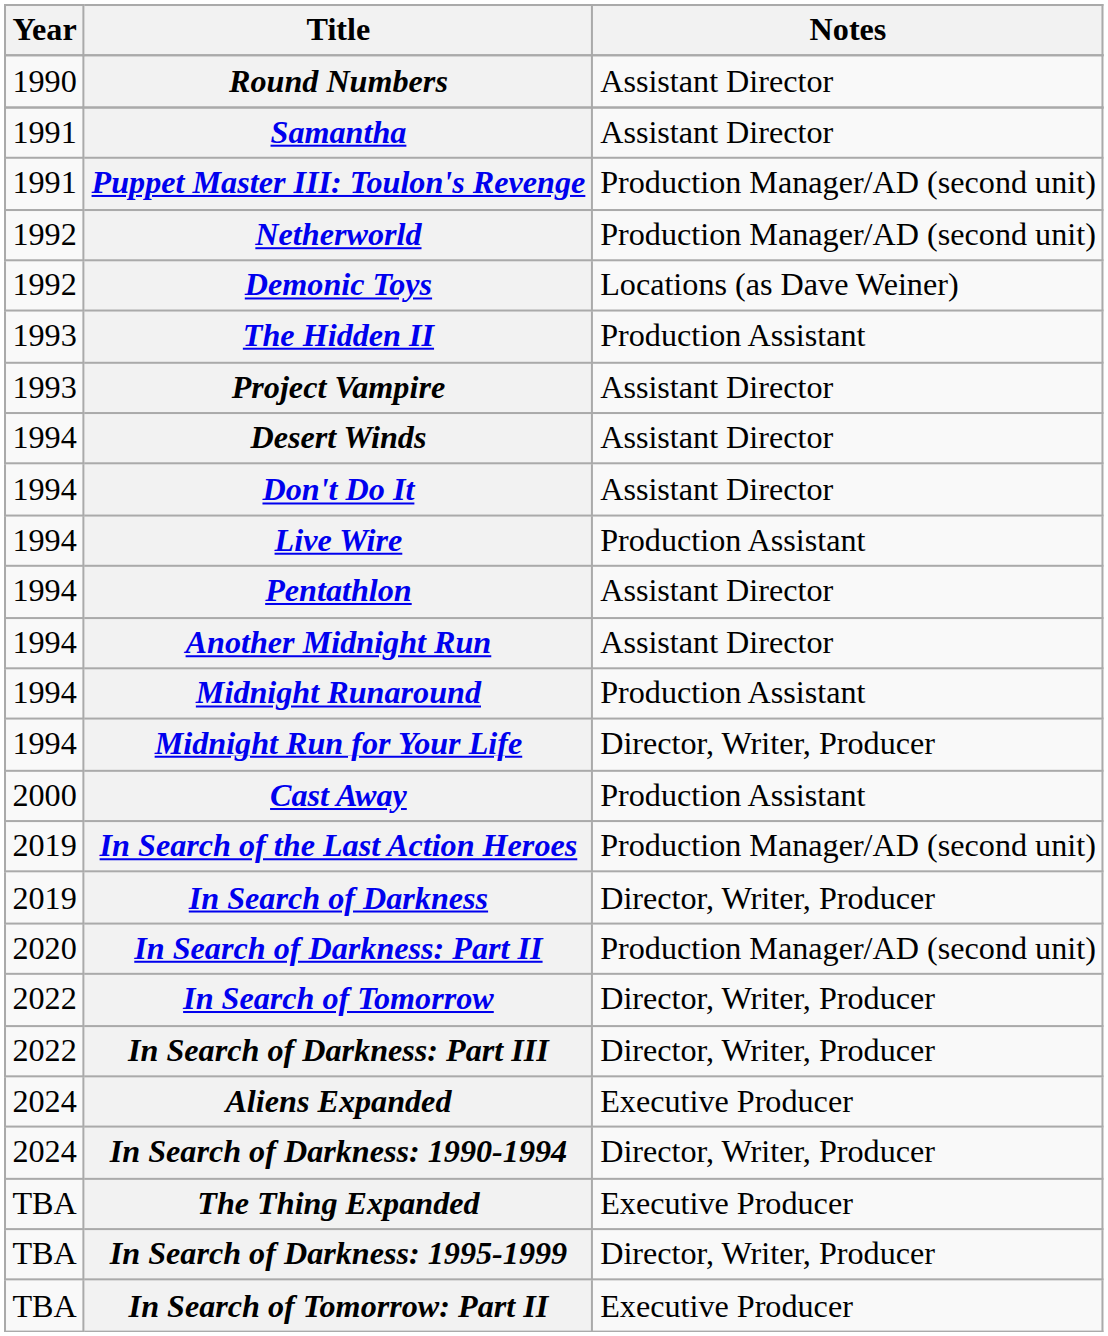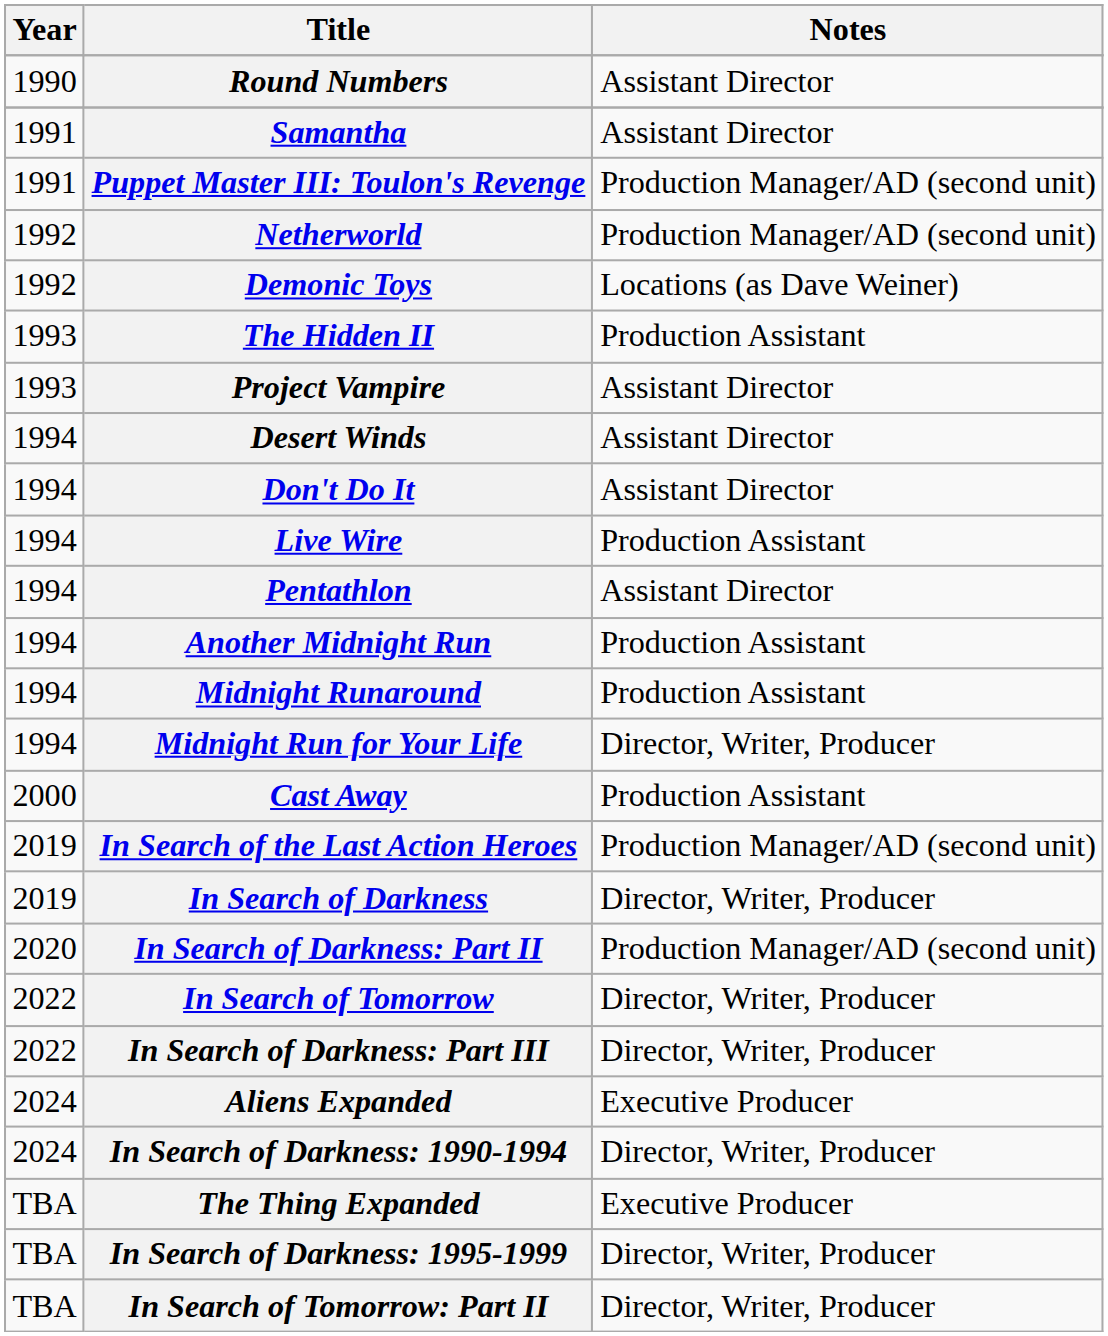(717, 642) Assistant Director -> (733, 642) Production Assistant
(727, 1305) Executive Producer -> (768, 1305) Director, Writer, Producer
